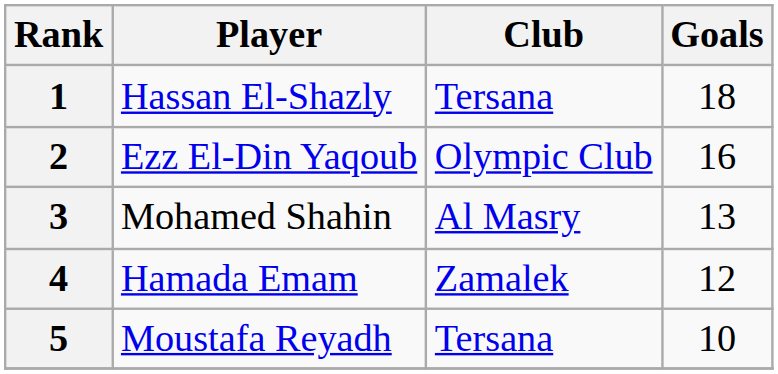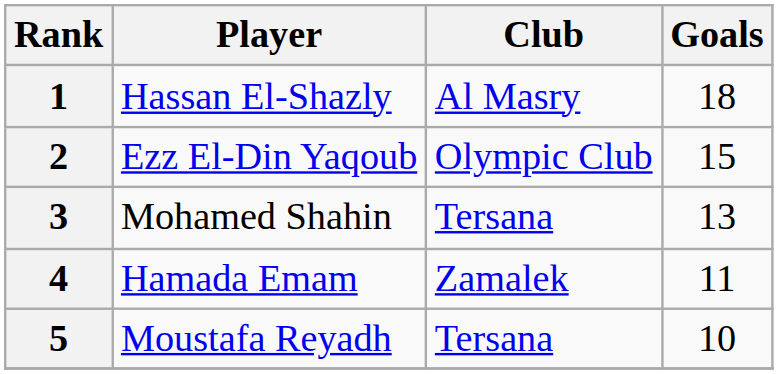(494, 95) Tersana -> (508, 95) Al Masry
(717, 156) 16 -> (717, 156) 15
(508, 216) Al Masry -> (494, 216) Tersana
(717, 277) 12 -> (717, 277) 11
